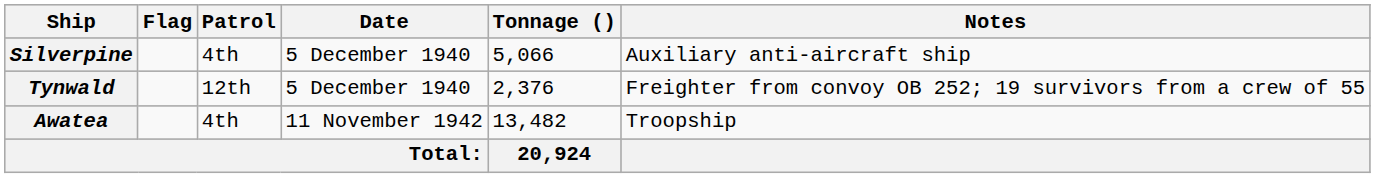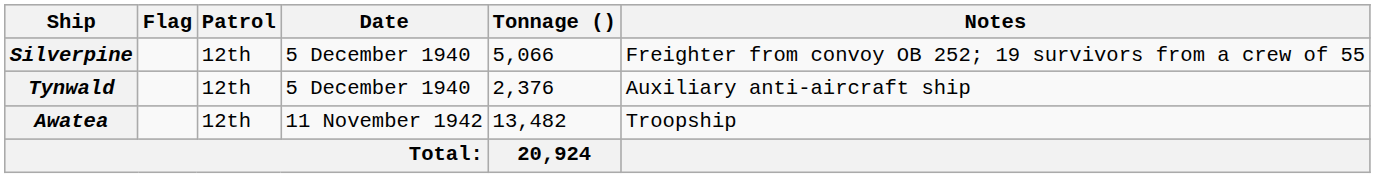(220, 55) 4th -> (226, 55) 12th
(798, 55) Auxiliary anti-aircraft ship -> (995, 55) Freighter from convoy OB 252; 19 survivors from a crew of 55
(995, 88) Freighter from convoy OB 252; 19 survivors from a crew of 55 -> (798, 88) Auxiliary anti-aircraft ship
(220, 122) 4th -> (226, 122) 12th
